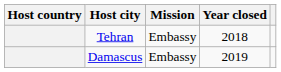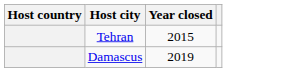- column: (172, 15)
(235, 36) 2018 -> (181, 36) 2015
